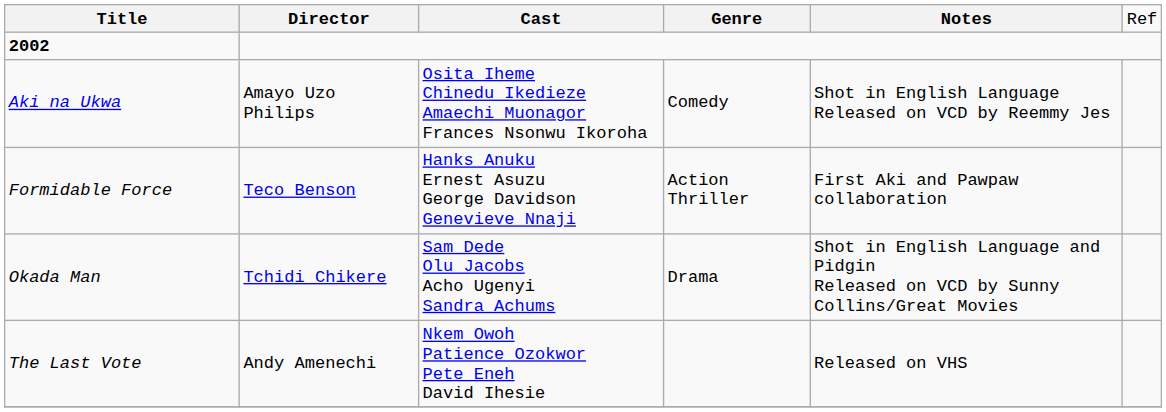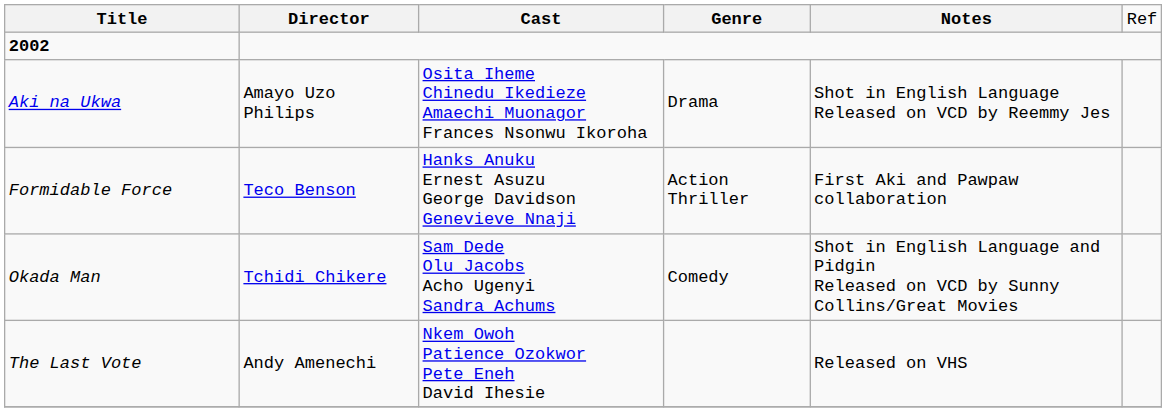(698, 104) Comedy -> (693, 104) Drama
(693, 277) Drama -> (698, 277) Comedy
